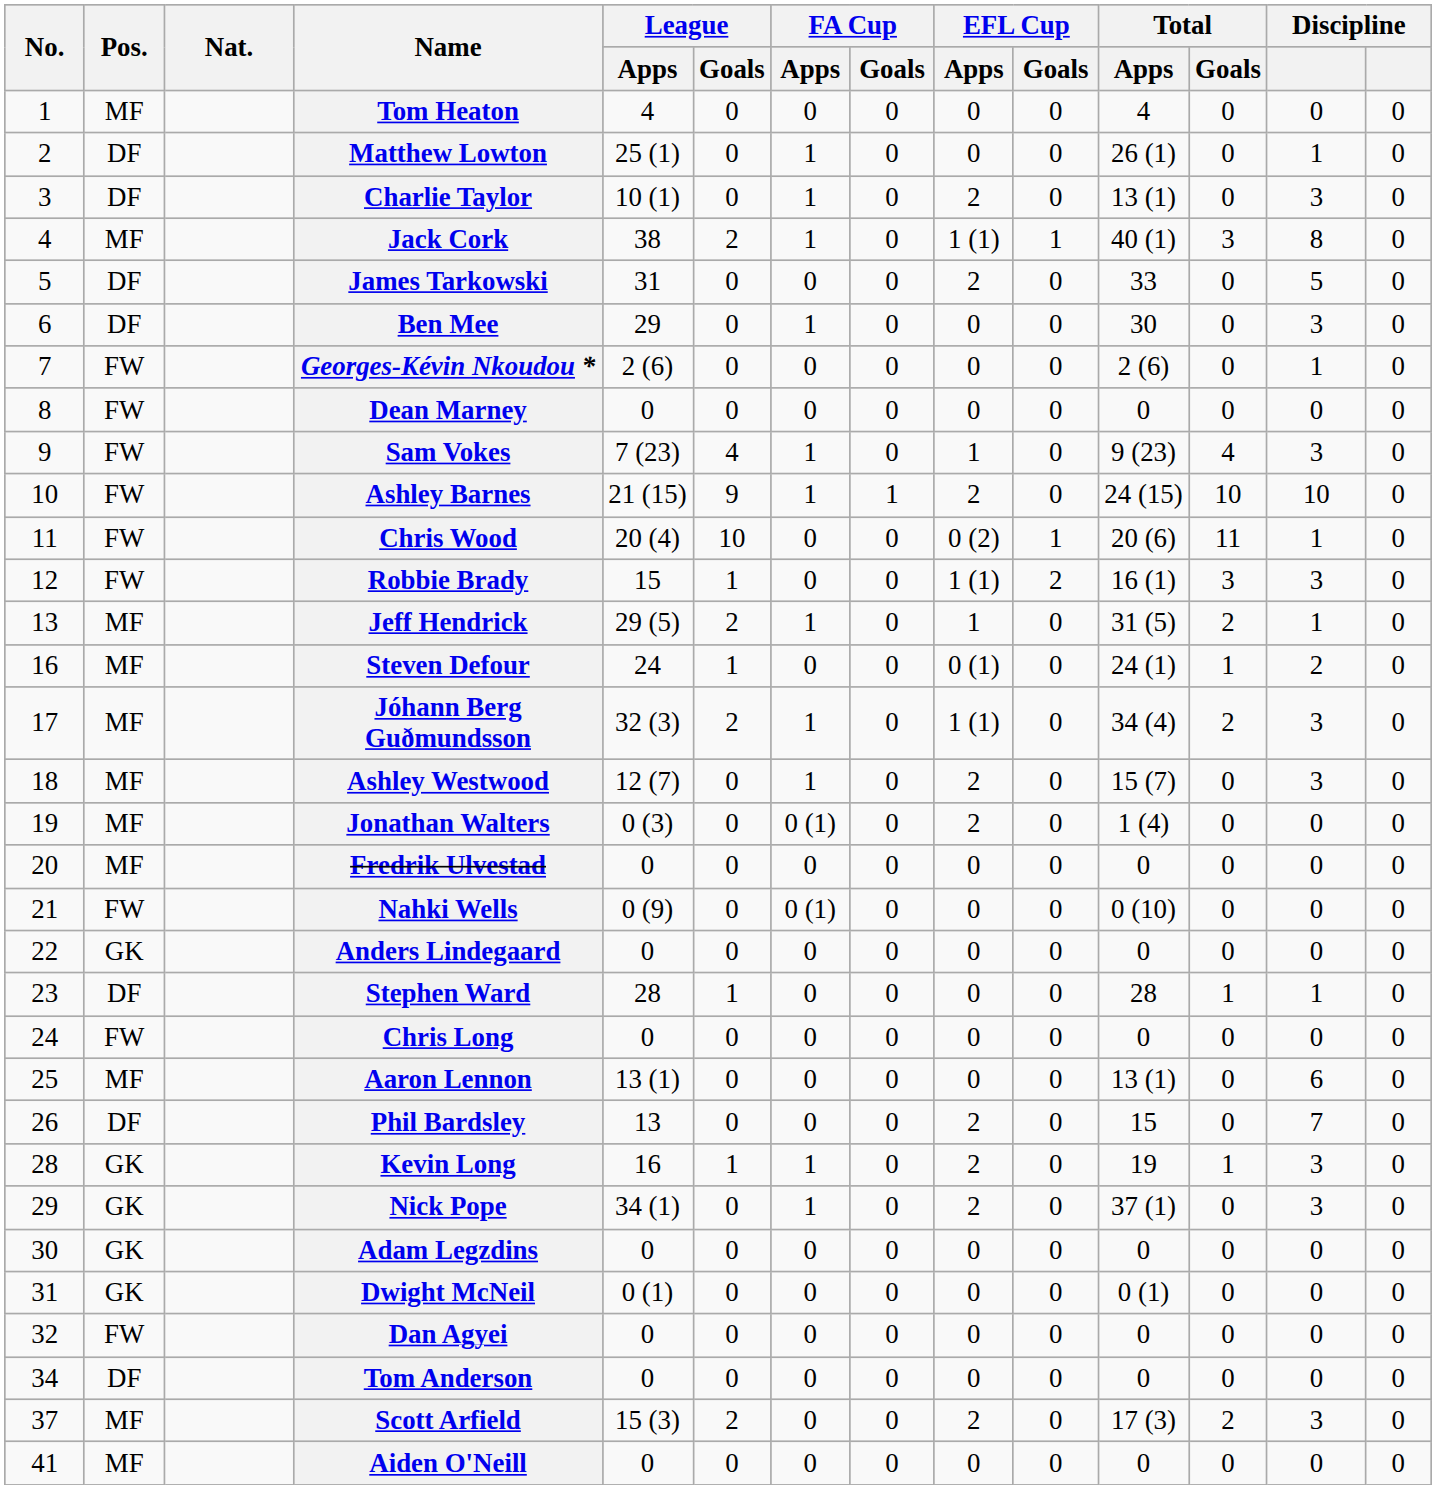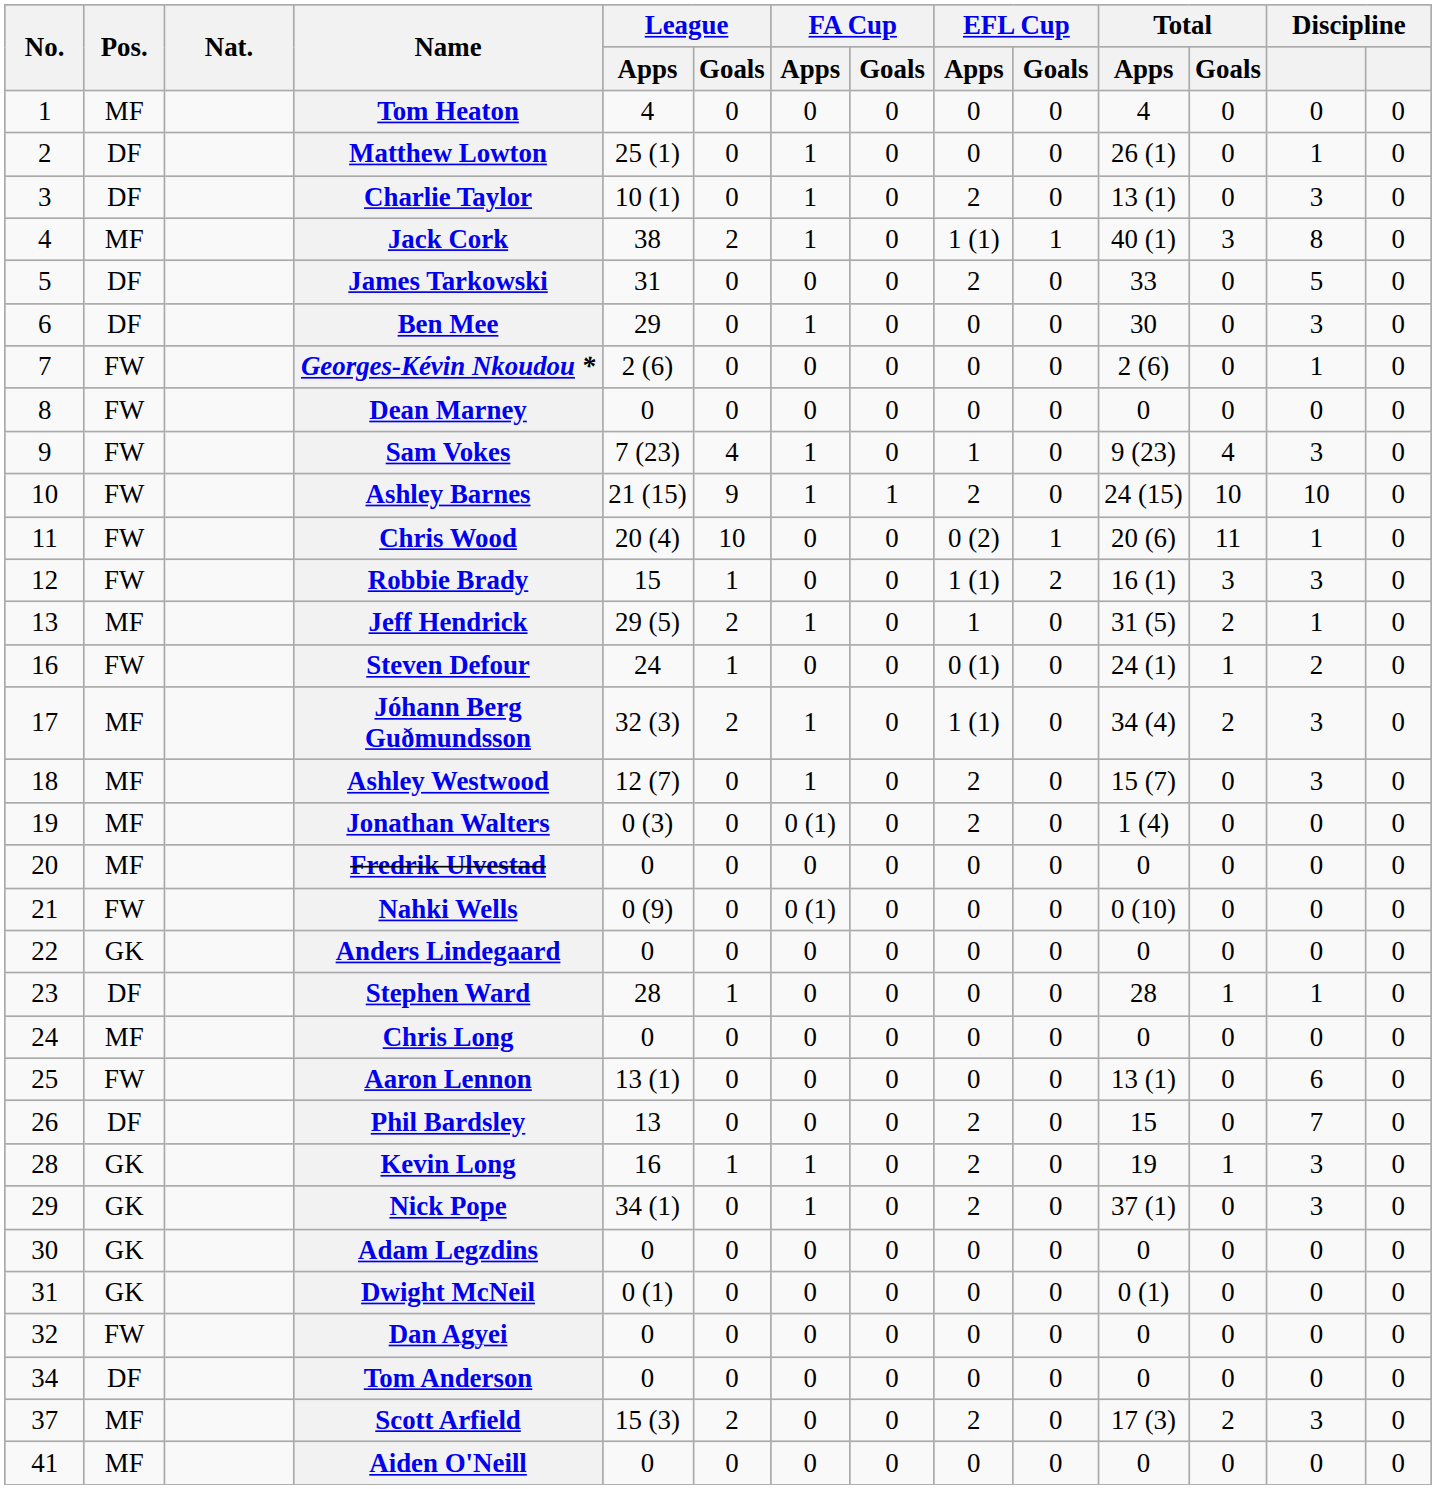(124, 665) MF -> (124, 665) FW
(124, 1036) FW -> (124, 1036) MF
(124, 1079) MF -> (124, 1079) FW
